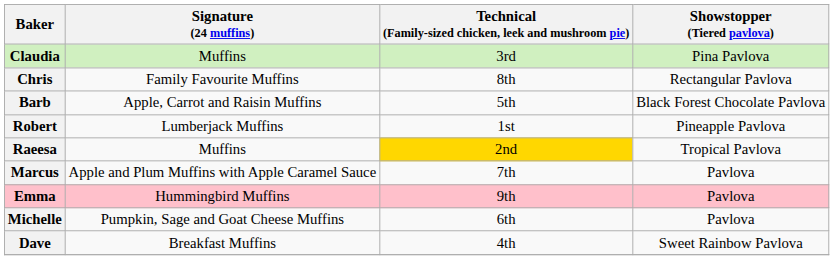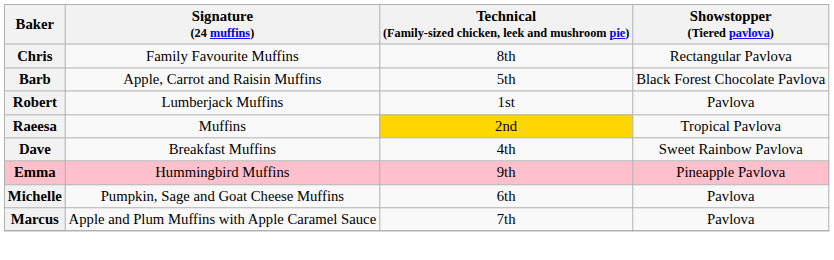- row: (35, 56)
(731, 126) Pineapple Pavlova -> (731, 102) Pavlova
rows swapped: (35, 172) <-> (35, 242)
(731, 196) Pavlova -> (731, 172) Pineapple Pavlova
